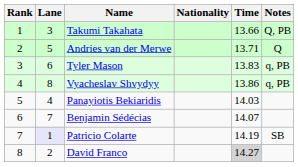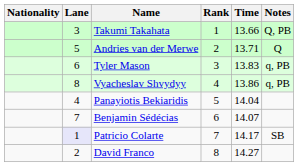columns swapped: (20, 13) <-> (203, 13)
(247, 100) 14.03 -> (247, 100) 14.04
(247, 135) 14.19 -> (247, 135) 14.17
(247, 153) lightgrey background -> (247, 153) no background
